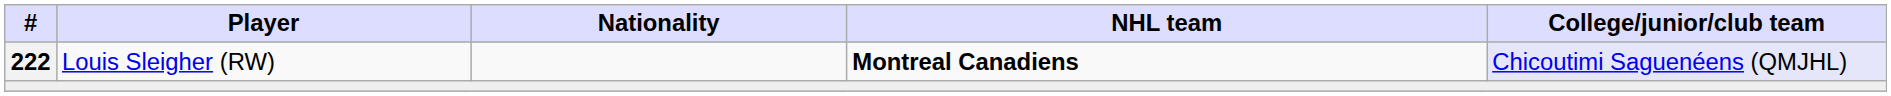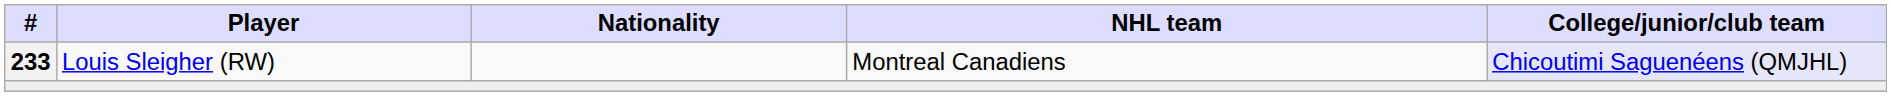(31, 61) 222 -> (31, 61) 233
(966, 61) bold -> (959, 61) normal
